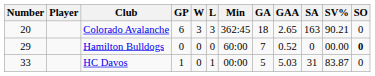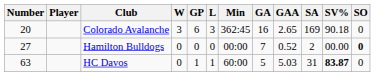columns swapped: (181, 12) <-> (199, 12)
(263, 29) 18 -> (263, 29) 16
(312, 29) 163 -> (312, 29) 169
(337, 29) 90.21 -> (337, 29) 90.18
(26, 46) 29 -> (26, 46) 27
(236, 46) 60:00 -> (236, 46) 00:00
(312, 46) 0 -> (312, 46) 2
(26, 63) 33 -> (26, 63) 63
(236, 63) 00:00 -> (236, 63) 60:00
(337, 63) normal -> (337, 63) bold
